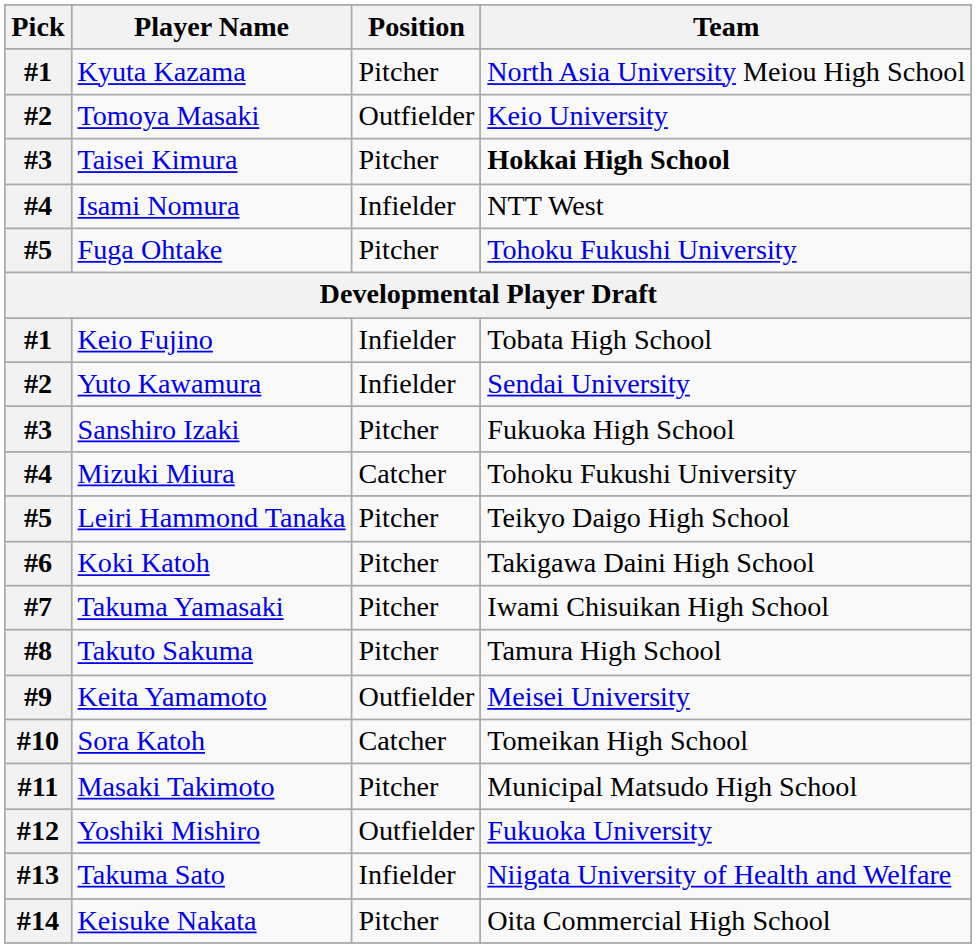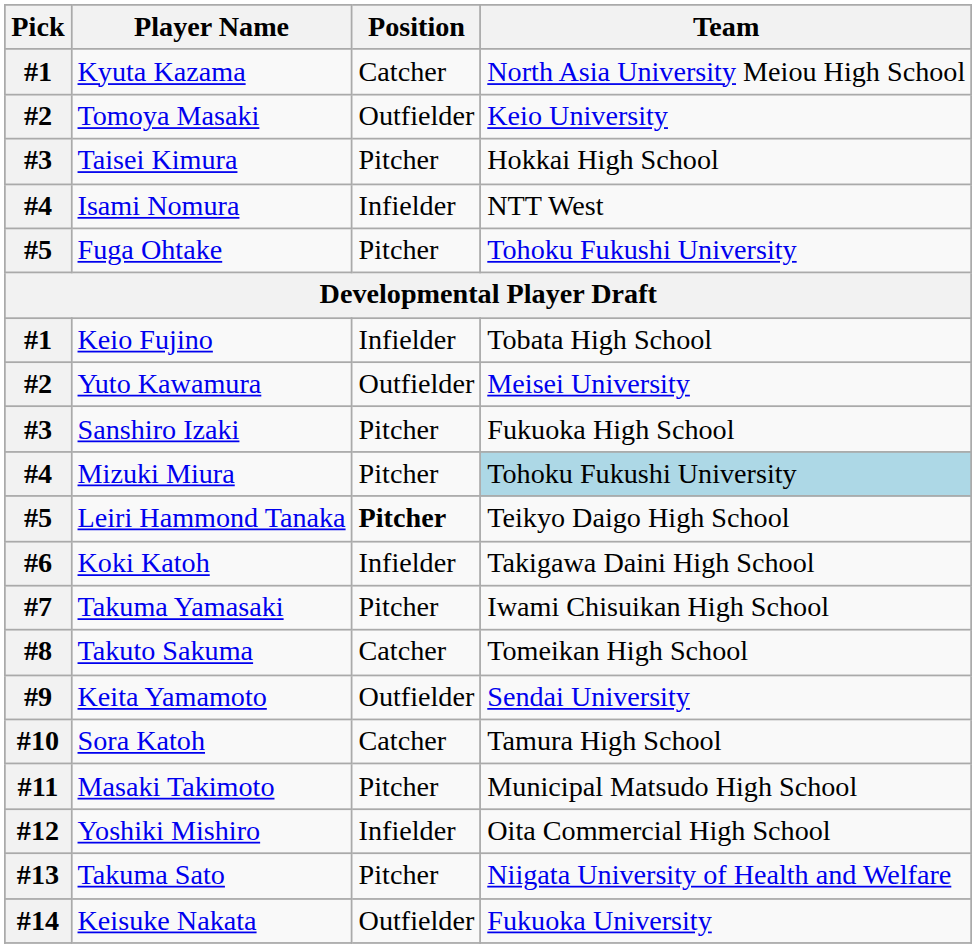(398, 71) Pitcher -> (402, 71) Catcher
(609, 160) bold -> (603, 160) normal
(407, 384) Infielder -> (416, 384) Outfielder
(589, 384) Sendai University -> (589, 384) Meisei University
(402, 473) Catcher -> (398, 473) Pitcher
(642, 473) no background -> (642, 473) lightblue background
(398, 518) normal -> (402, 518) bold
(398, 562) Pitcher -> (407, 562) Infielder
(398, 652) Pitcher -> (402, 652) Catcher
(604, 652) Tamura High School -> (618, 652) Tomeikan High School
(589, 696) Meisei University -> (589, 696) Sendai University
(618, 741) Tomeikan High School -> (604, 741) Tamura High School
(416, 830) Outfielder -> (407, 830) Infielder
(600, 830) Fukuoka University -> (659, 830) Oita Commercial High School
(407, 875) Infielder -> (398, 875) Pitcher
(398, 920) Pitcher -> (416, 920) Outfielder
(659, 920) Oita Commercial High School -> (600, 920) Fukuoka University
